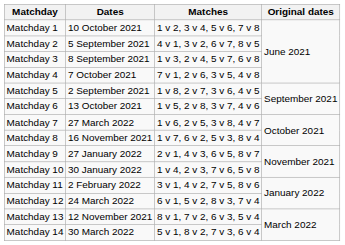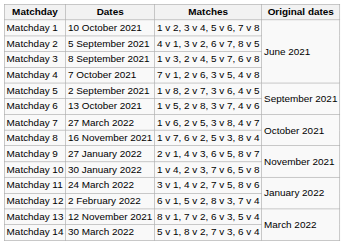(104, 185) 2 February 2022 -> (101, 185) 24 March 2022
(101, 201) 24 March 2022 -> (104, 201) 2 February 2022
